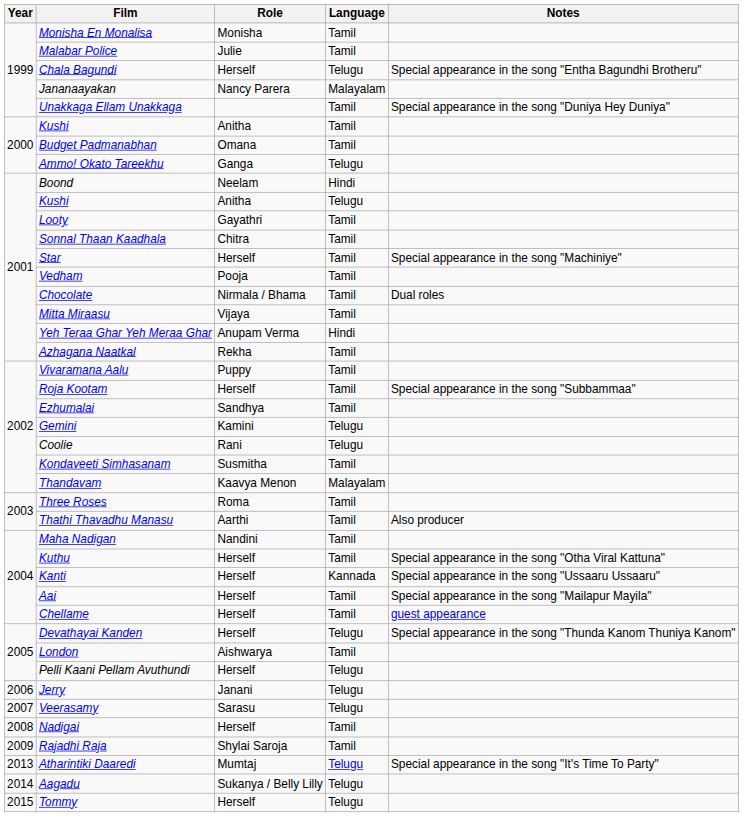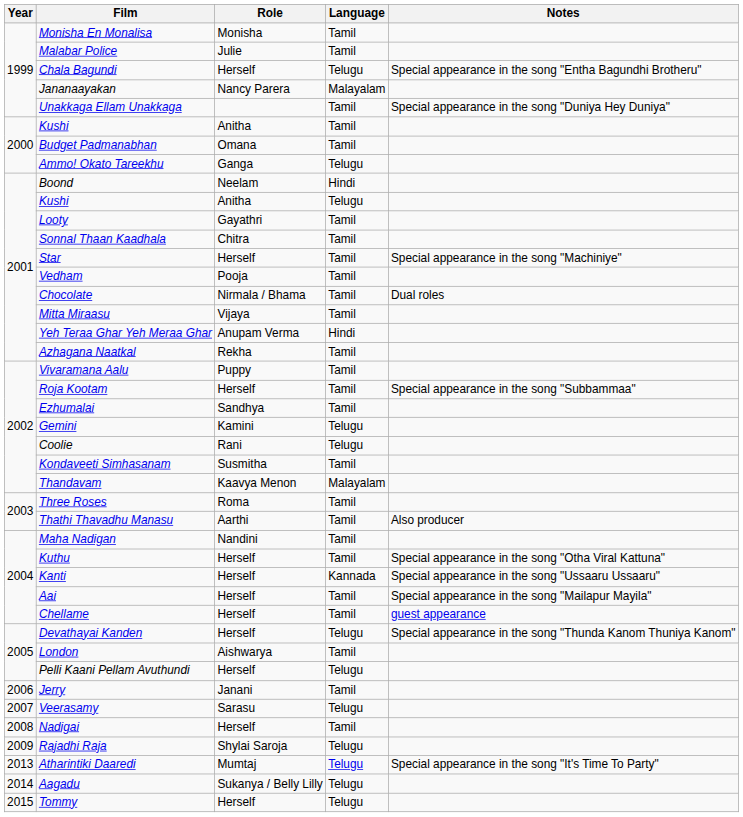(346, 689) Telugu -> (342, 689) Tamil
(342, 746) Tamil -> (346, 746) Telugu
